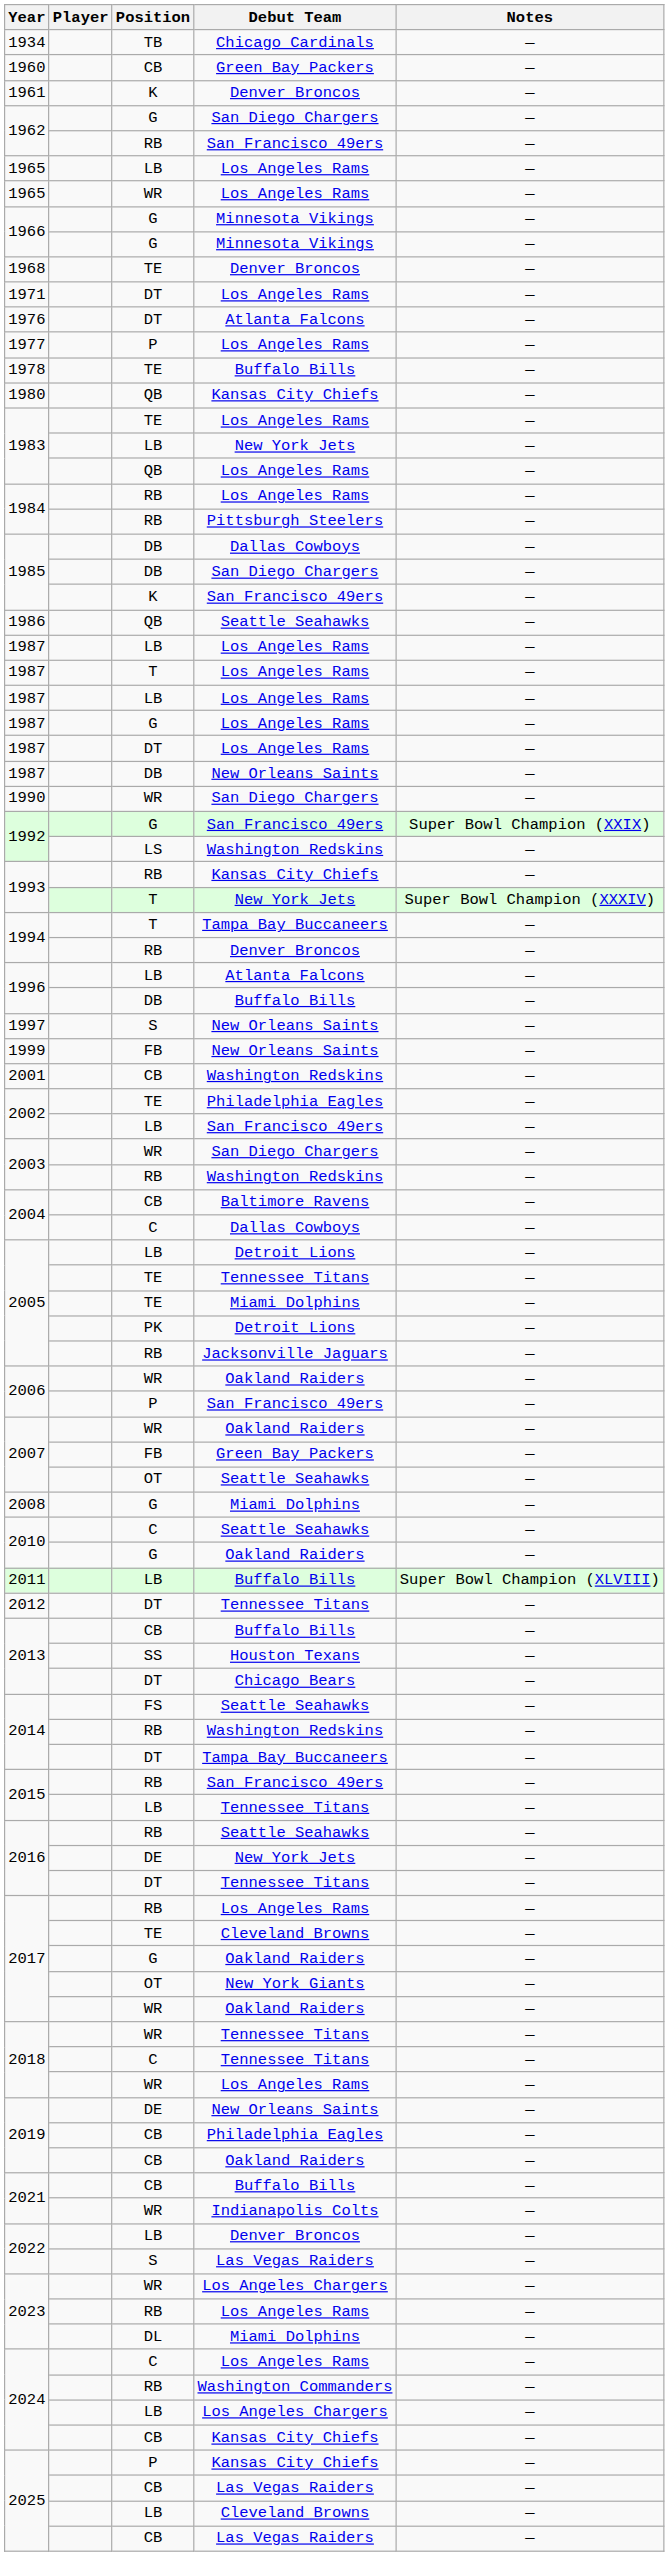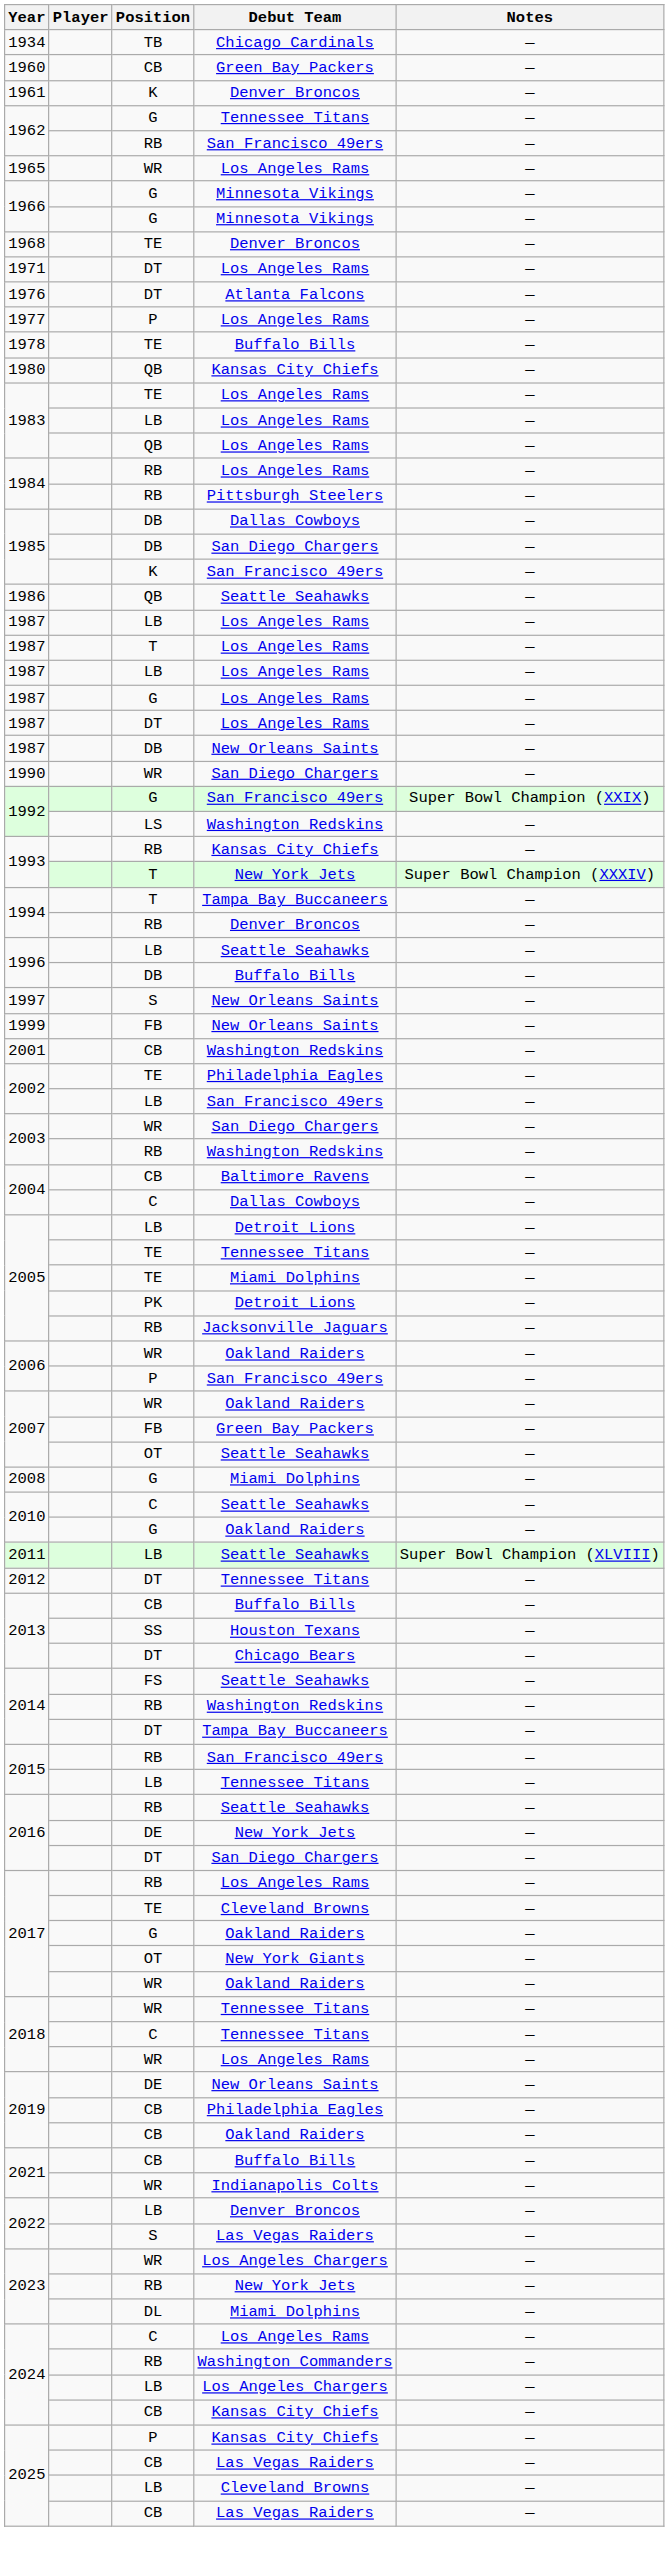(295, 118) San Diego Chargers -> (295, 118) Tennessee Titans
- row: (27, 168)
(295, 446) New York Jets -> (295, 421) Los Angeles Rams
(295, 975) Atlanta Falcons -> (295, 950) Seattle Seahawks
(295, 1580) Buffalo Bills -> (295, 1555) Seattle Seahawks
(295, 1883) Tennessee Titans -> (295, 1858) San Diego Chargers
(295, 2312) Los Angeles Rams -> (295, 2286) New York Jets
